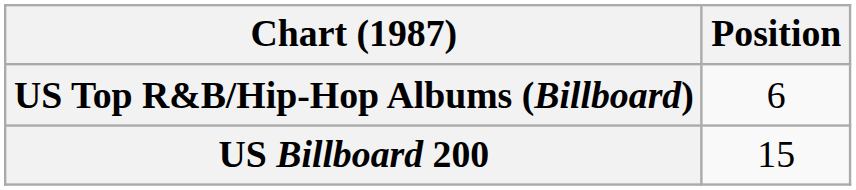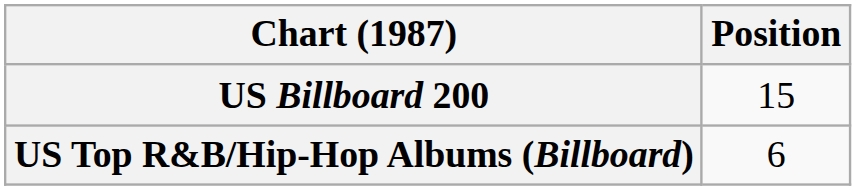rows swapped: (354, 154) <-> (354, 94)
